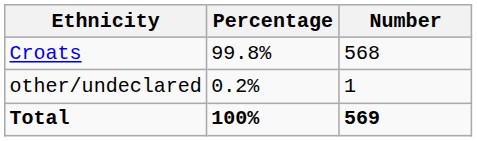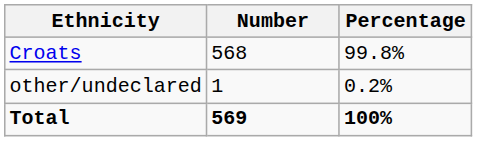columns swapped: (406, 21) <-> (273, 21)
